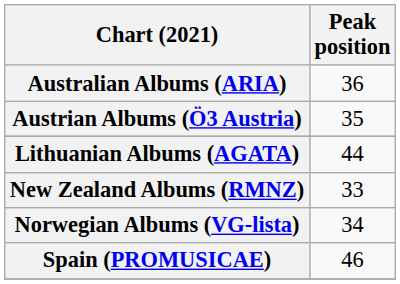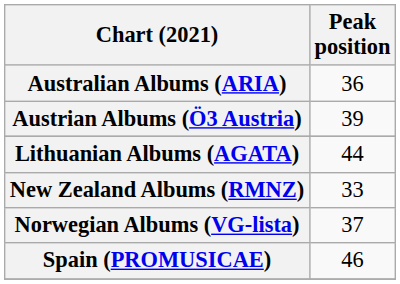(353, 118) 35 -> (353, 118) 39
(353, 225) 34 -> (353, 225) 37
